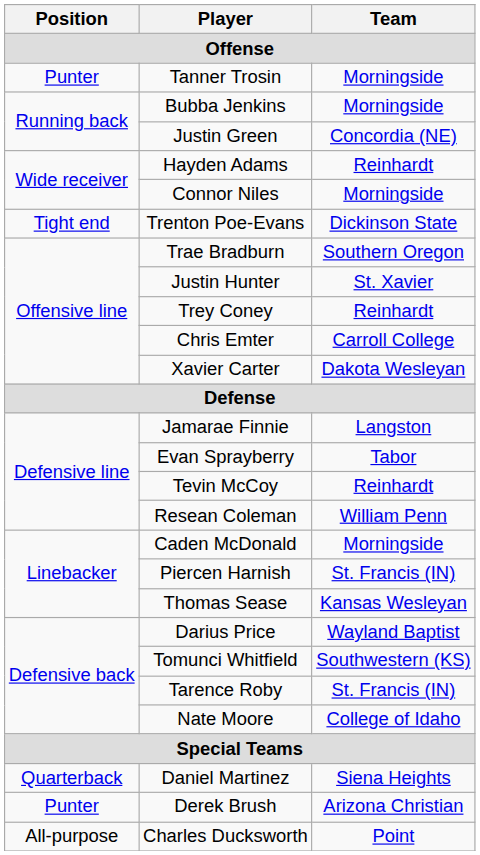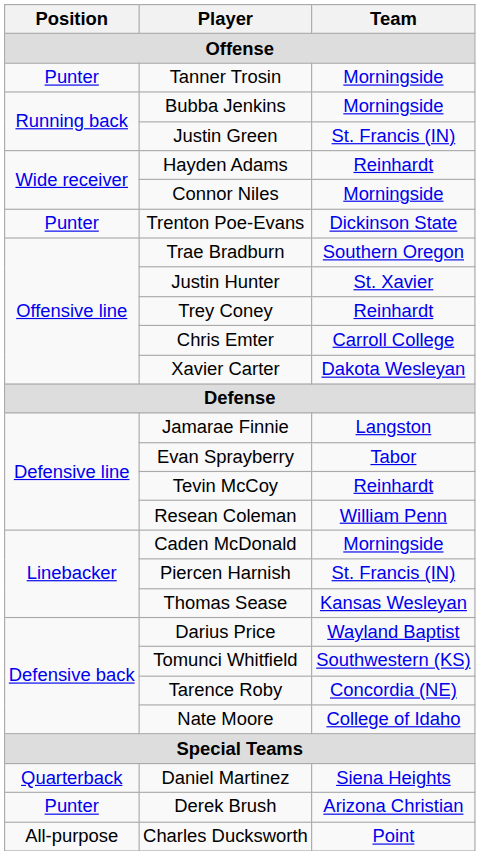(393, 135) Concordia (NE) -> (393, 135) St. Francis (IN)
(72, 223) Tight end -> (72, 223) Punter
(393, 690) St. Francis (IN) -> (393, 690) Concordia (NE)
